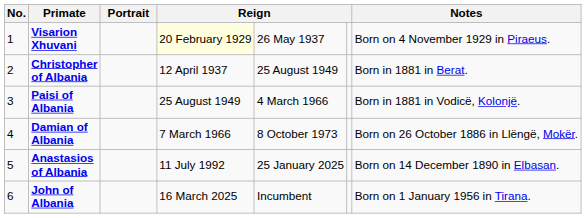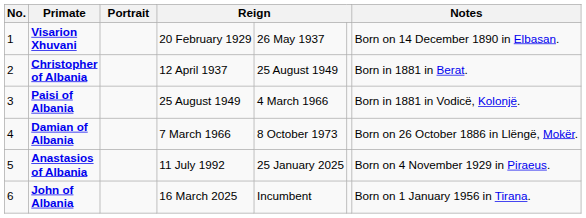(205, 38) lightyellow background -> (205, 38) no background
(452, 38) Born on 4 November 1929 in Piraeus. -> (457, 38) Born on 14 December 1890 in Elbasan.
(457, 165) Born on 14 December 1890 in Elbasan. -> (452, 165) Born on 4 November 1929 in Piraeus.
